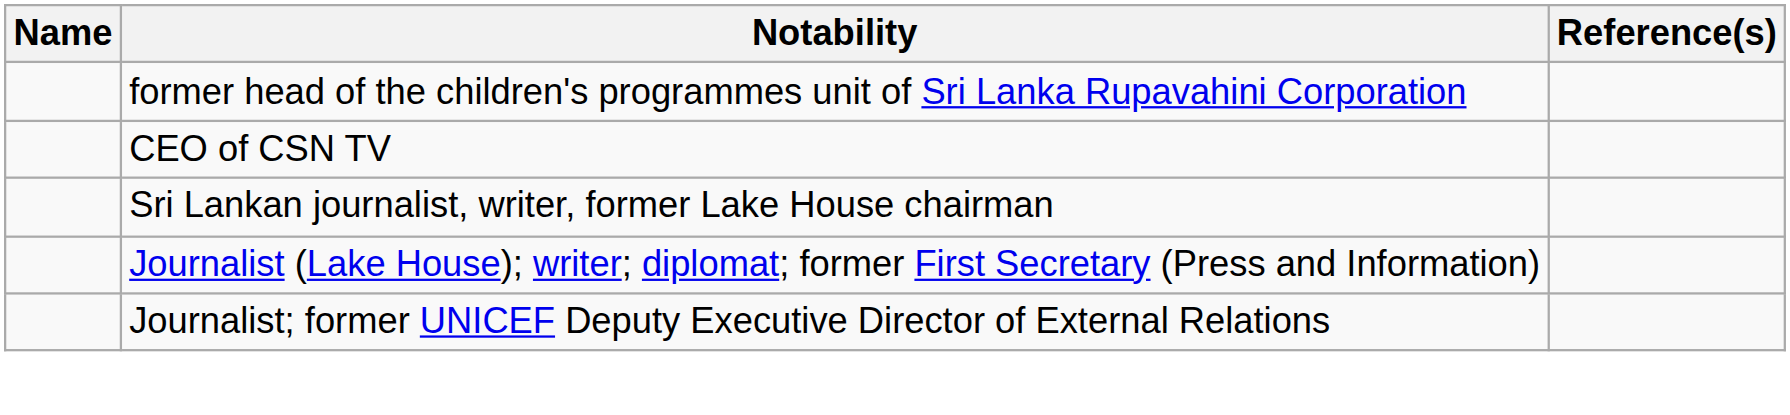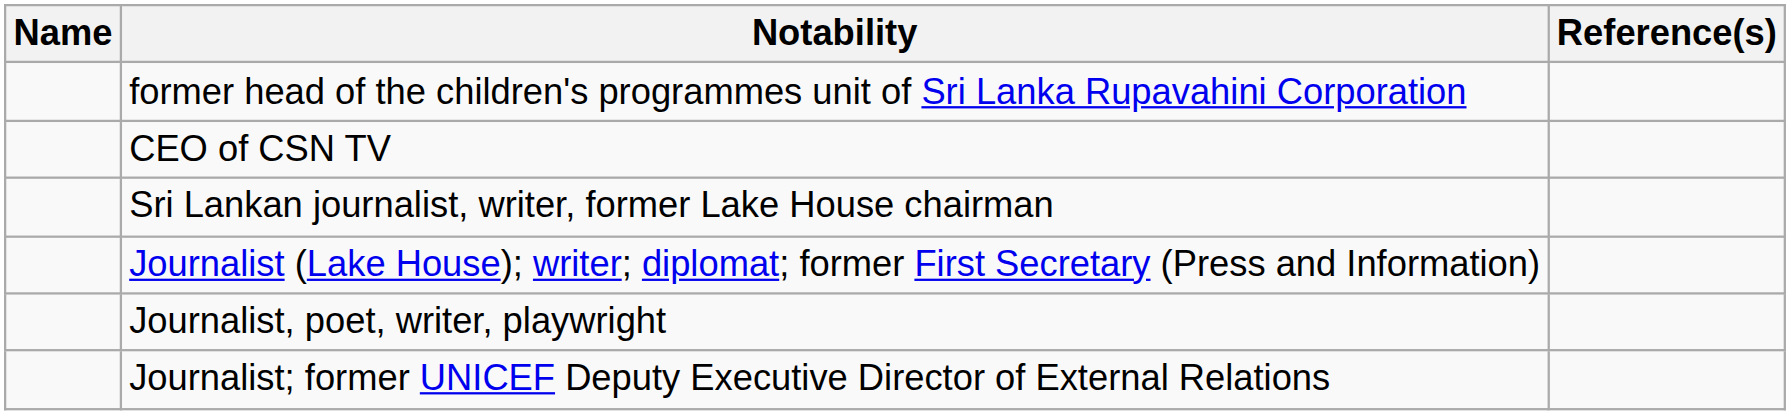+ row: (398, 321)
